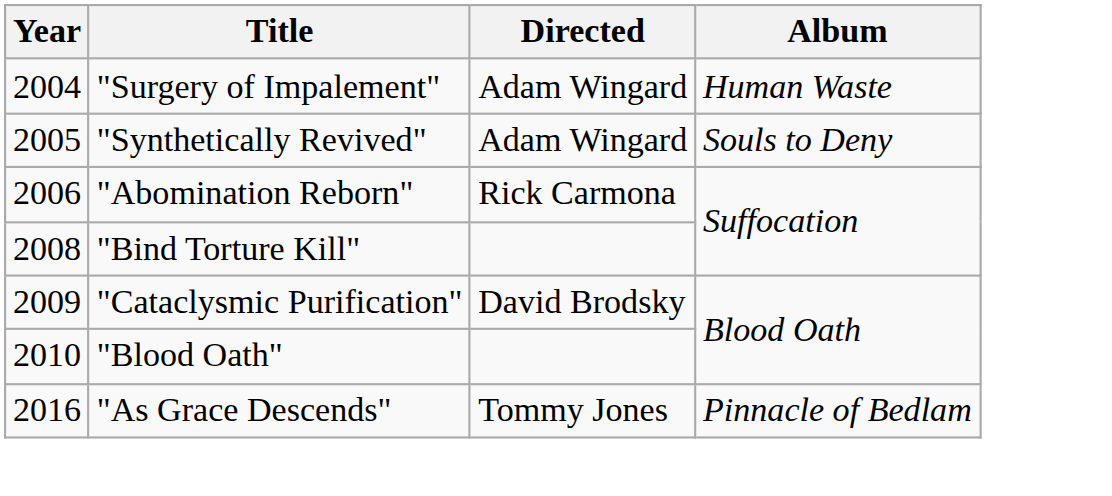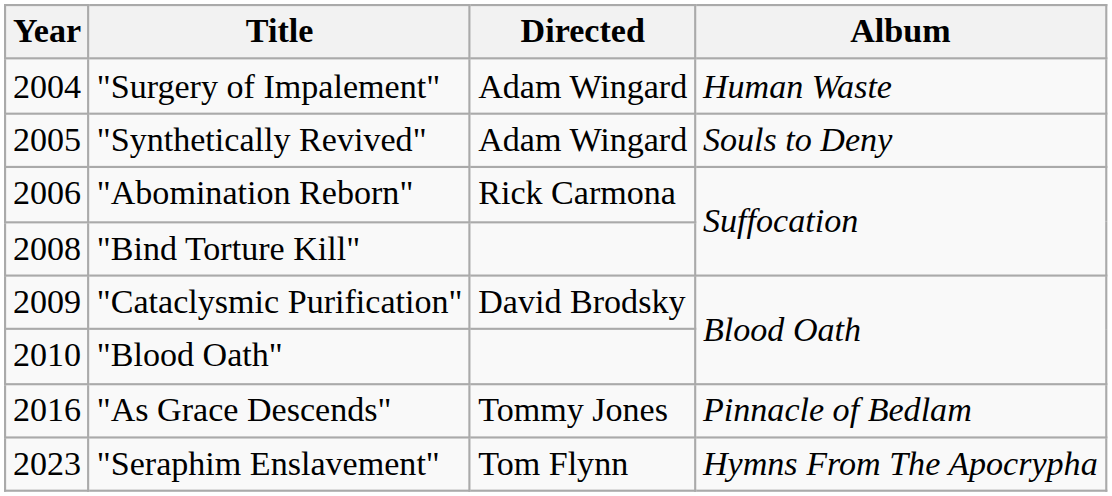+ row: (268, 463)
